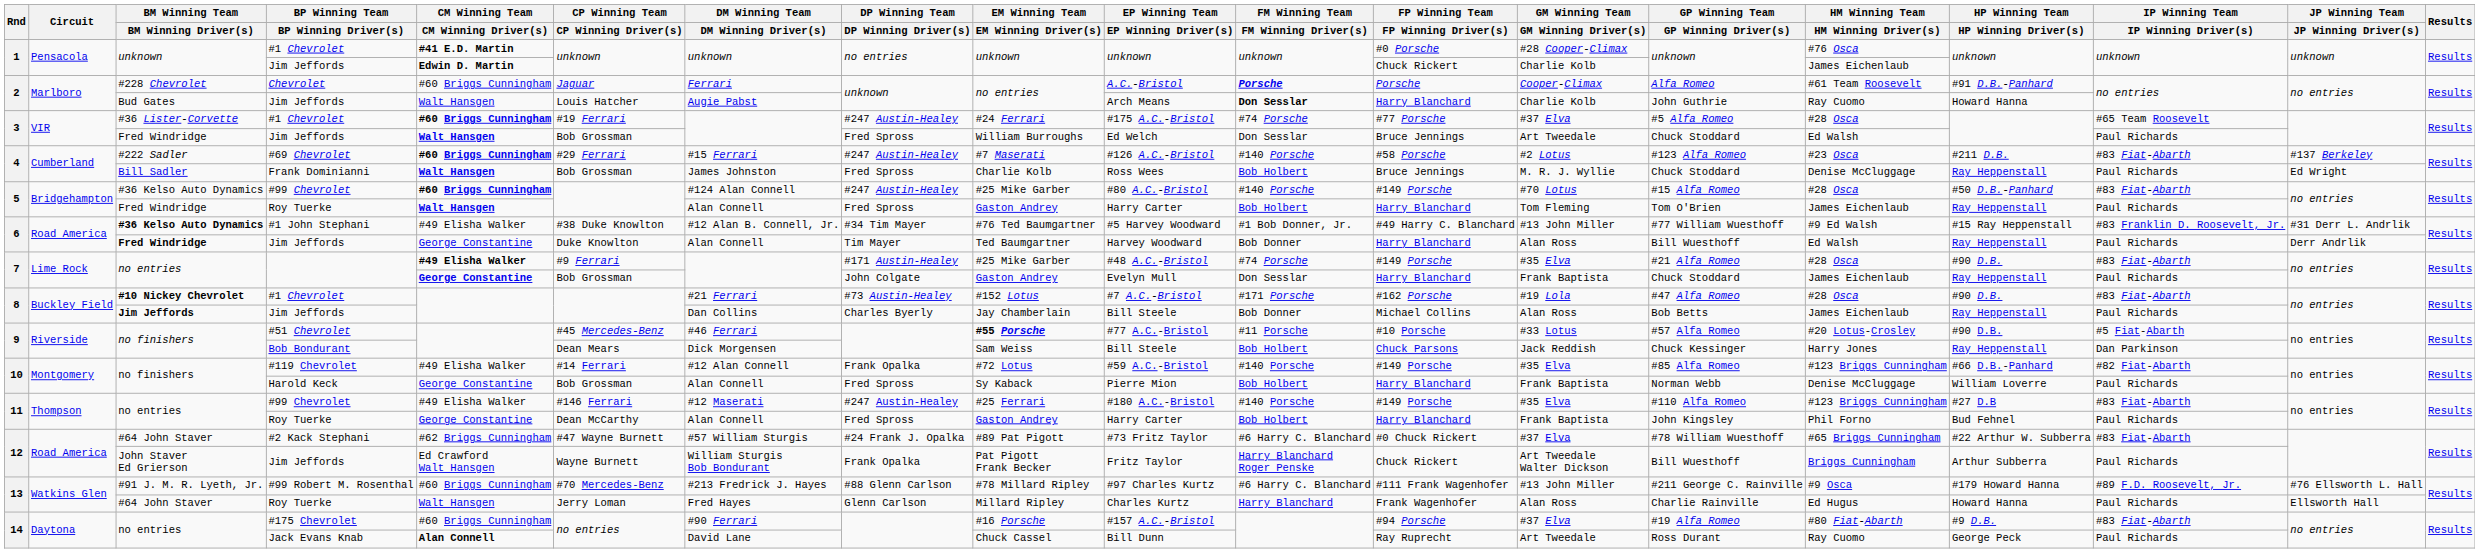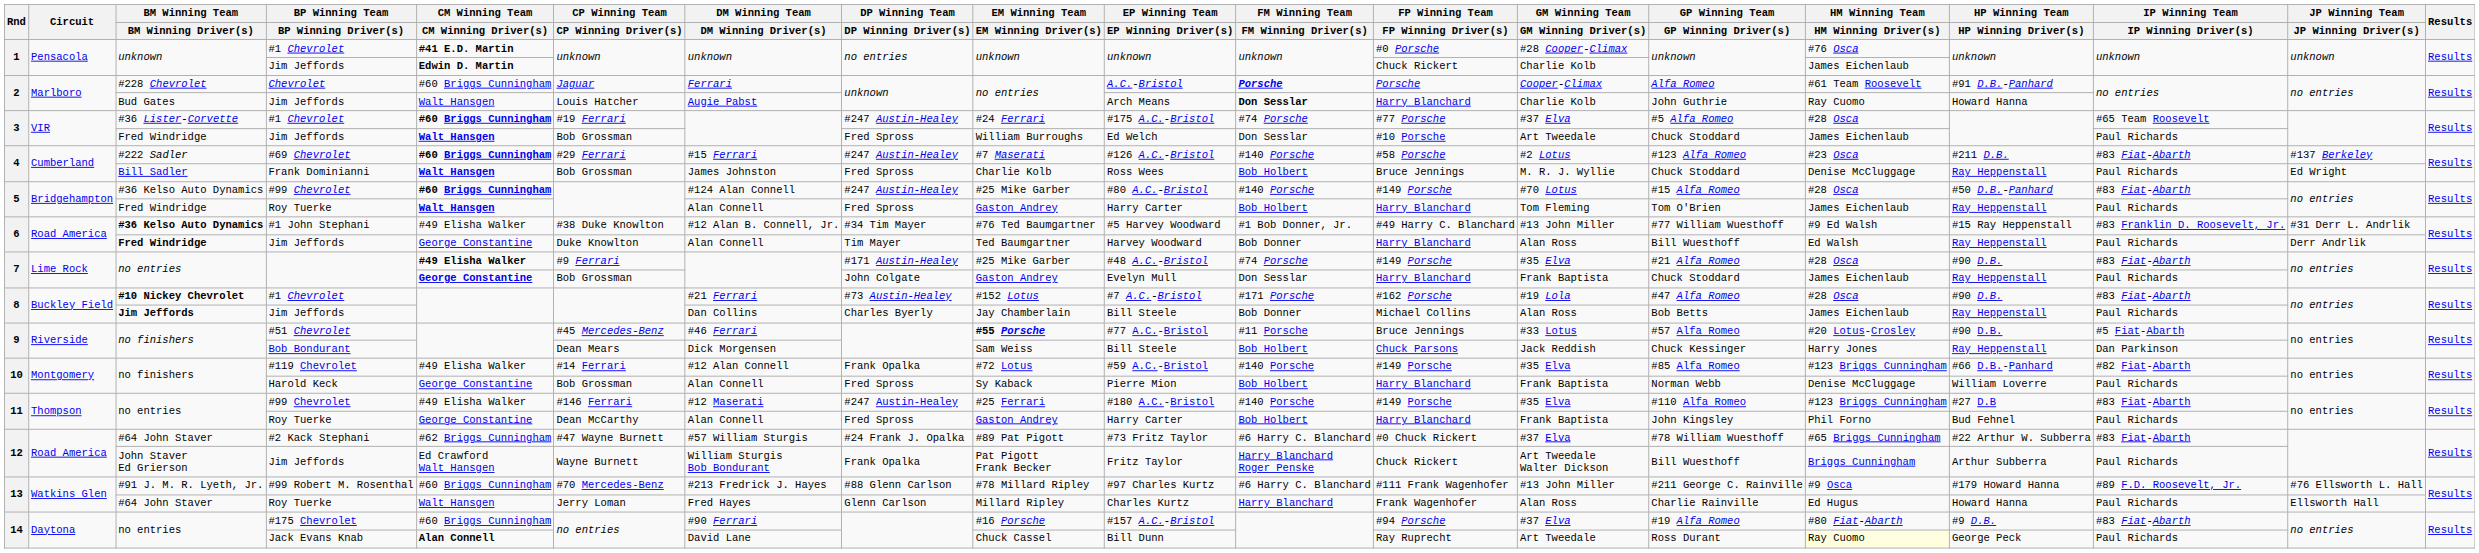(1420, 137) Bruce Jennings -> (1411, 137) #10 Porsche
(1833, 137) Ed Walsh -> (1858, 137) James Eichenlaub
(1411, 331) #10 Porsche -> (1420, 331) Bruce Jennings
(1836, 539) no background -> (1836, 539) lightyellow background
